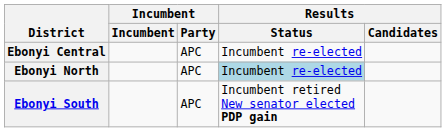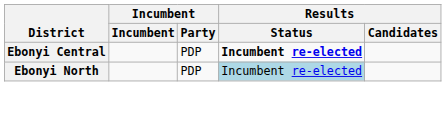(191, 52) APC -> (191, 52) PDP
(292, 52) normal -> (292, 52) bold
(191, 71) APC -> (191, 71) PDP
- row: (57, 104)
